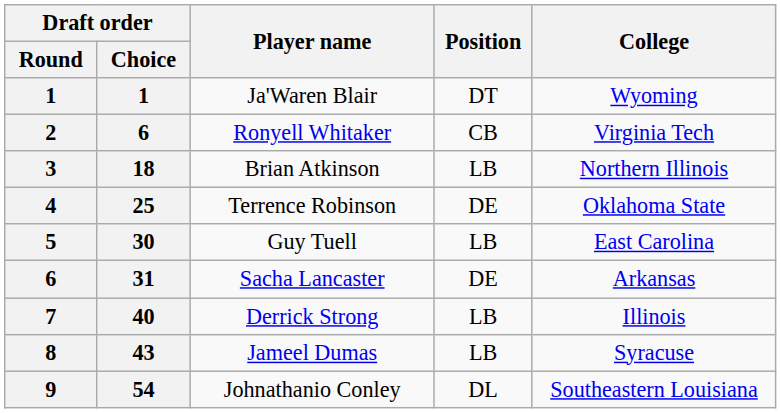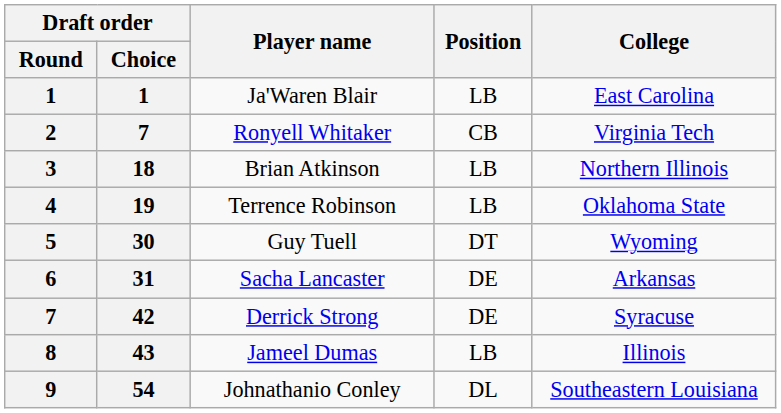(483, 96) DT -> (483, 96) LB
(654, 96) Wyoming -> (654, 96) East Carolina
(143, 132) 6 -> (143, 132) 7
(143, 205) 25 -> (143, 205) 19
(483, 205) DE -> (483, 205) LB
(483, 242) LB -> (483, 242) DT
(654, 242) East Carolina -> (654, 242) Wyoming
(143, 315) 40 -> (143, 315) 42
(483, 315) LB -> (483, 315) DE
(654, 315) Illinois -> (654, 315) Syracuse
(654, 352) Syracuse -> (654, 352) Illinois
